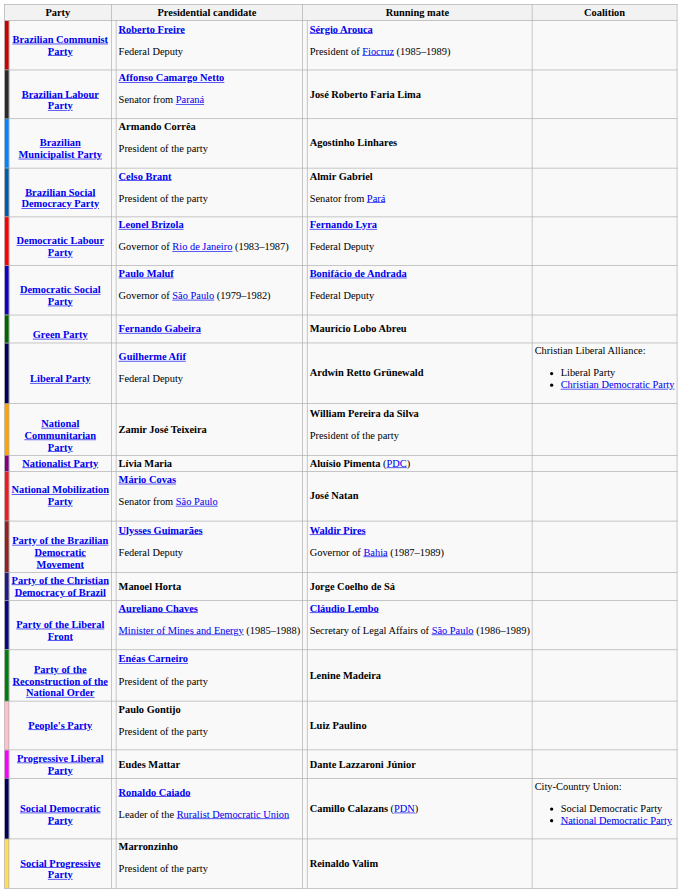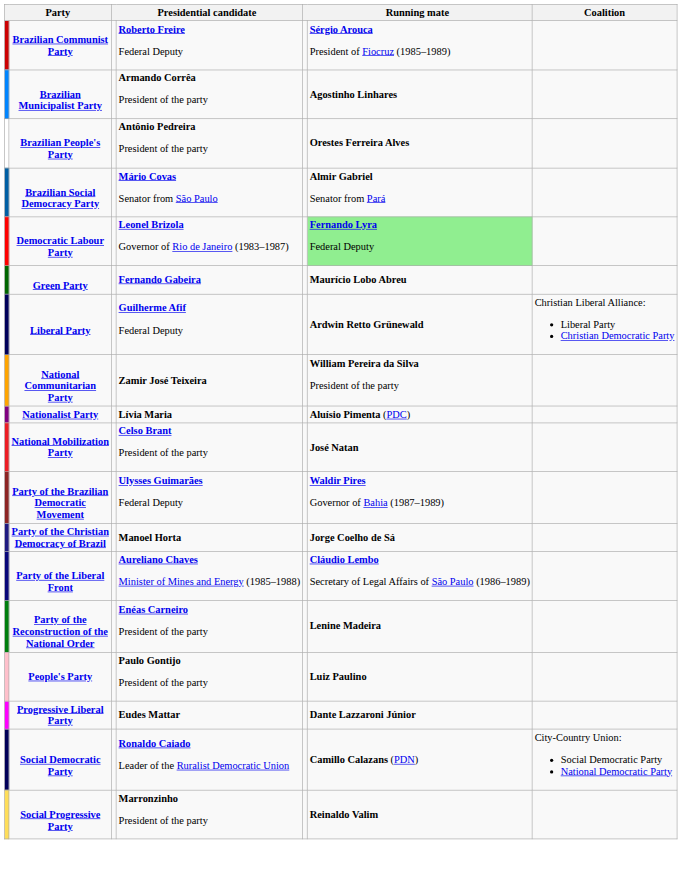- row: (60, 100)
+ row: (60, 149)
(209, 187) Celso Brant President of the party -> (209, 187) Mário Covas Senator from São Paulo
(420, 236) no background -> (420, 236) lightgreen background
- row: (60, 296)
(209, 491) Mário Covas Senator from São Paulo -> (209, 442) Celso Brant President of the party
